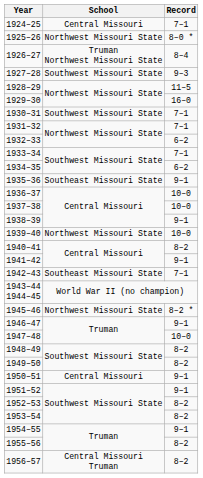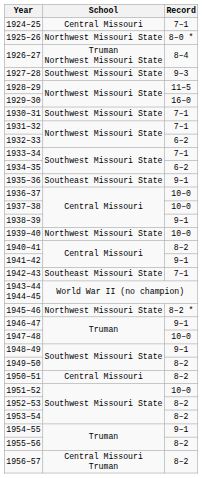(181, 350) 8–2 -> (181, 350) 9–1
(181, 377) 9–1 -> (181, 377) 8–2
(181, 390) 9–1 -> (181, 390) 10–0
